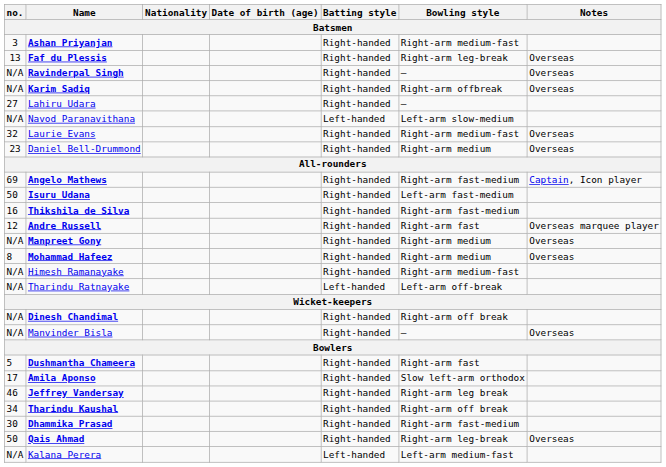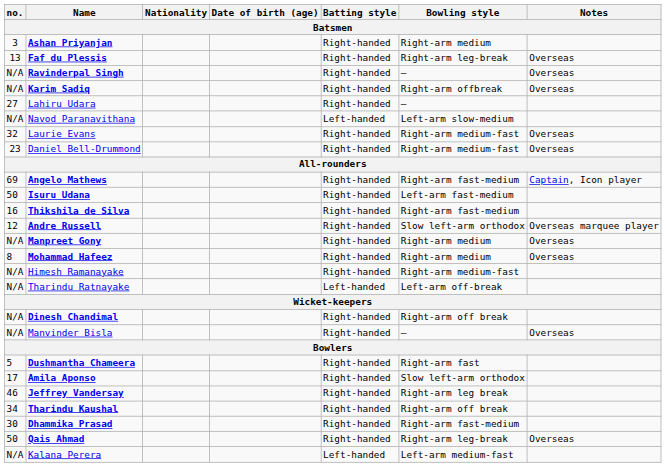(460, 42) Right-arm medium-fast -> (446, 42) Right-arm medium
(446, 149) Right-arm medium -> (460, 149) Right-arm medium-fast
(440, 226) Right-arm fast -> (463, 226) Slow left-arm orthodox
